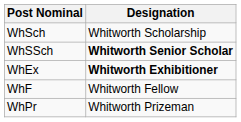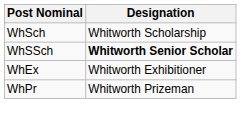(153, 70) bold -> (147, 70) normal
- row: (20, 88)
